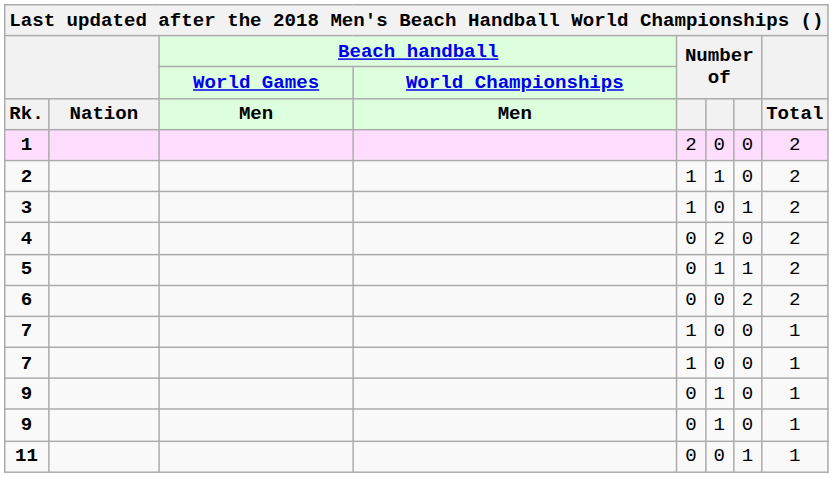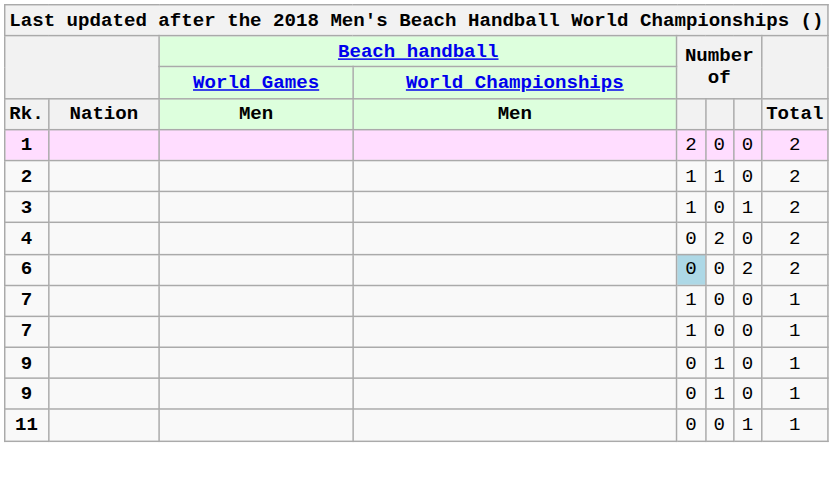- row: (26, 269)
(691, 301) no background -> (691, 269) lightblue background
